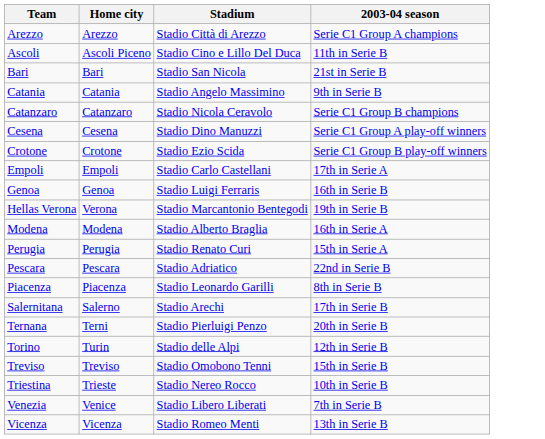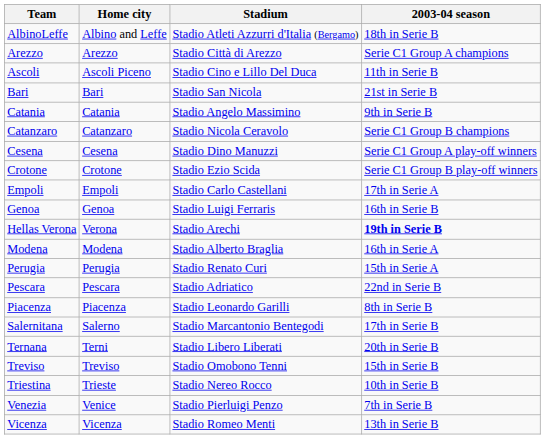+ row: (38, 33)
(232, 209) Stadio Marcantonio Bentegodi -> (206, 229) Stadio Arechi
(351, 209) normal -> (403, 229) bold
(190, 307) Stadio Arechi -> (248, 326) Stadio Marcantonio Bentegodi
(212, 326) Stadio Pierluigi Penzo -> (227, 346) Stadio Libero Liberati
- row: (24, 346)
(211, 405) Stadio Libero Liberati -> (228, 405) Stadio Pierluigi Penzo
